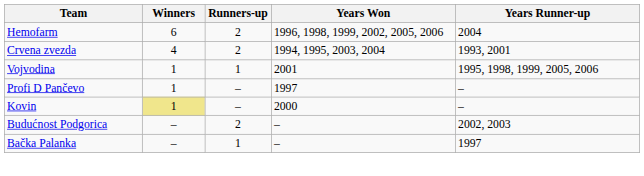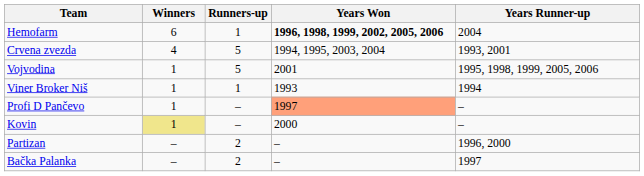(238, 32) 2 -> (238, 32) 1
(359, 32) normal -> (359, 32) bold
(238, 50) 2 -> (238, 50) 5
(238, 69) 1 -> (238, 69) 5
+ row: (47, 87)
(286, 87) no background -> (286, 106) lightsalmon background
+ row: (26, 143)
- row: (57, 124)
(238, 143) 1 -> (238, 161) 2
